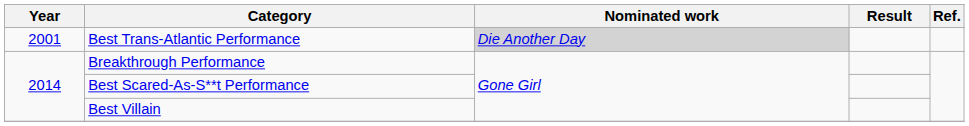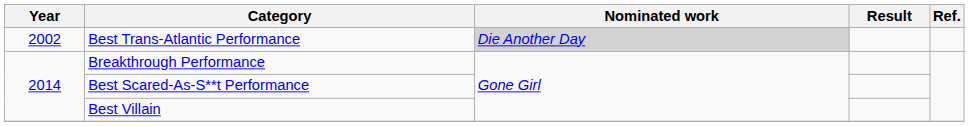(45, 39) 2001 -> (45, 39) 2002
